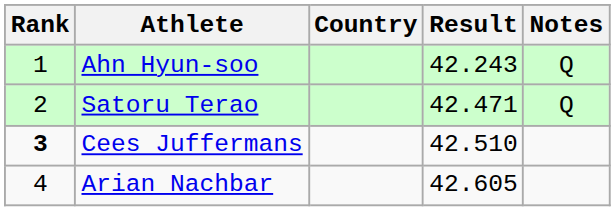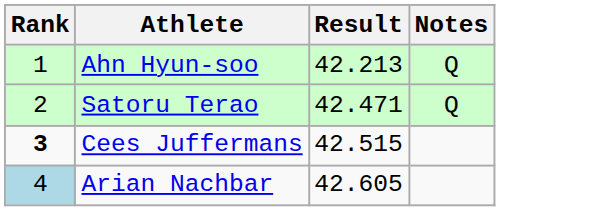- column: (366, 25)
(474, 65) 42.243 -> (359, 65) 42.213
(474, 145) 42.510 -> (359, 145) 42.515
(40, 185) no background -> (40, 185) lightblue background
